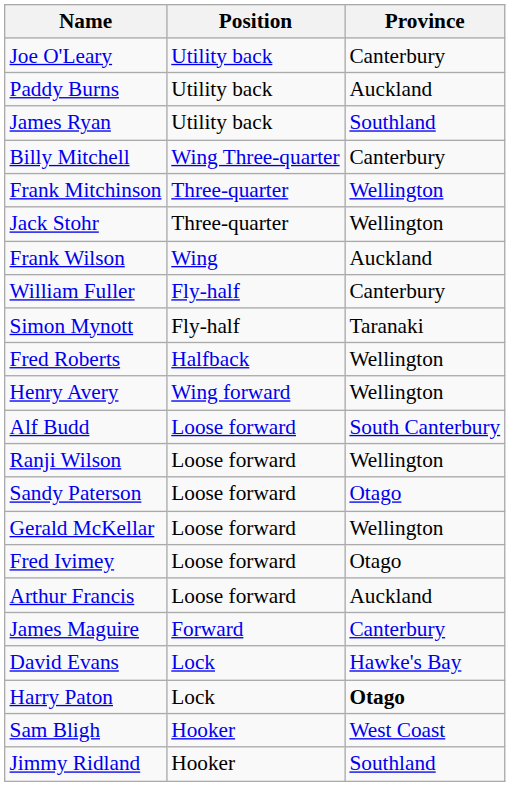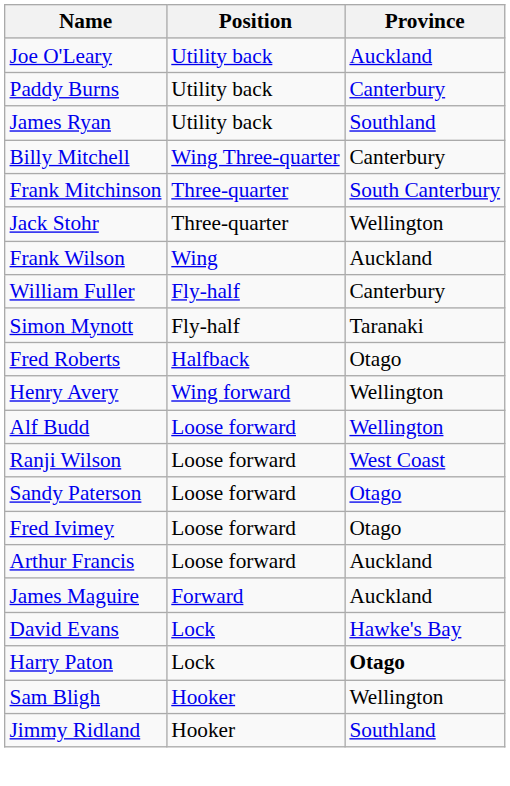(397, 55) Canterbury -> (391, 55) Auckland
(391, 88) Auckland -> (397, 88) Canterbury
(396, 190) Wellington -> (425, 190) South Canterbury
(396, 358) Wellington -> (375, 358) Otago
(425, 426) South Canterbury -> (396, 426) Wellington
(396, 460) Wellington -> (397, 460) West Coast
- row: (82, 527)
(397, 628) Canterbury -> (391, 595) Auckland
(397, 730) West Coast -> (396, 696) Wellington
